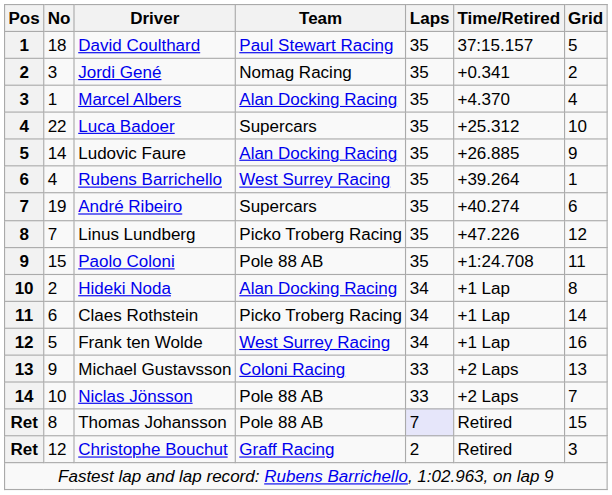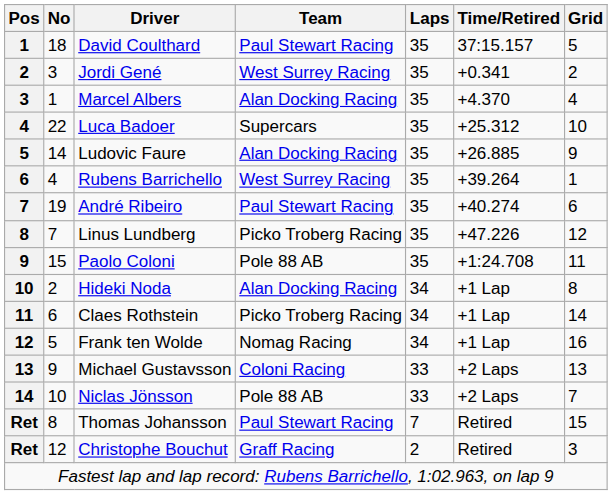(296, 72) Nomag Racing -> (315, 72) West Surrey Racing
(278, 207) Supercars -> (316, 207) Paul Stewart Racing
(315, 342) West Surrey Racing -> (296, 342) Nomag Racing
(281, 422) Pole 88 AB -> (316, 422) Paul Stewart Racing
(415, 422) lavender background -> (415, 422) no background
